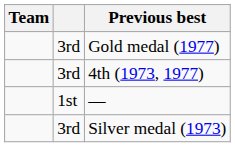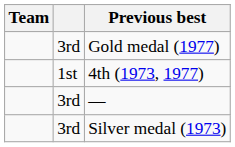(69, 73) 3rd -> (67, 73) 1st
(67, 100) 1st -> (69, 100) 3rd
